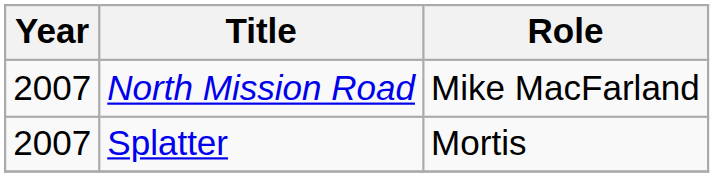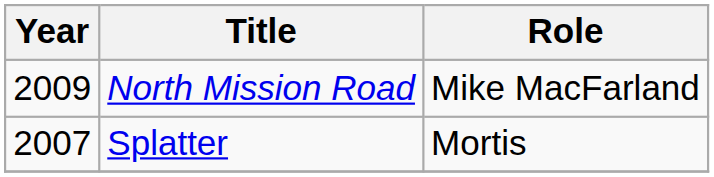(52, 87) 2007 -> (52, 87) 2009
